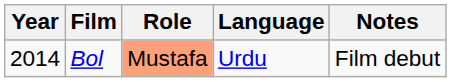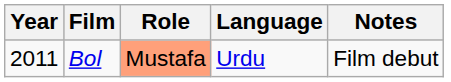(35, 58) 2014 -> (34, 58) 2011
